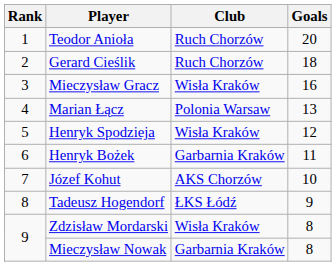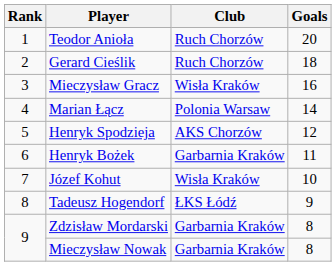(309, 109) 13 -> (309, 109) 14
(217, 132) Wisła Kraków -> (218, 132) AKS Chorzów
(218, 179) AKS Chorzów -> (217, 179) Wisła Kraków
(217, 226) Wisła Kraków -> (230, 226) Garbarnia Kraków
